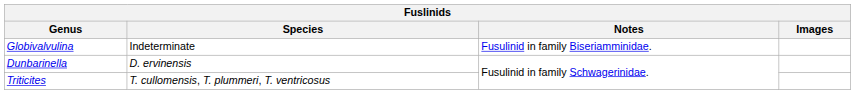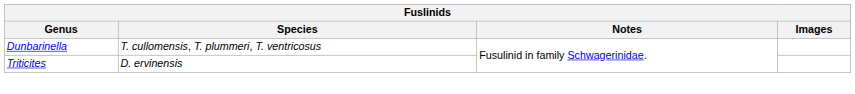- row: (40, 47)
(160, 64) D. ervinensis -> (221, 47) T. cullomensis, T. plummeri, T. ventricosus
(230, 81) T. cullomensis, T. plummeri, T. ventricosus -> (151, 64) D. ervinensis
